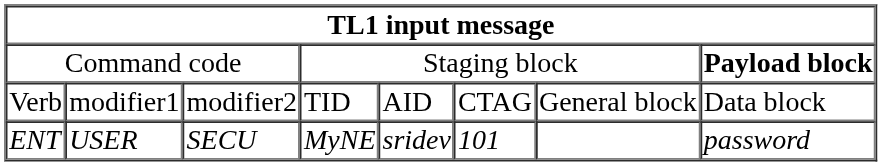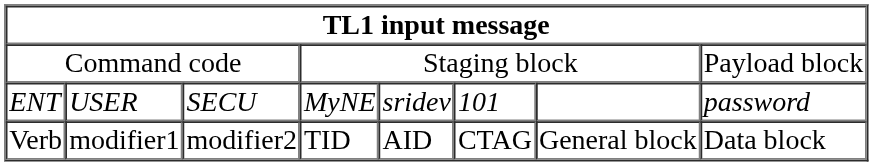(788, 63) bold -> (783, 63) normal
rows swapped: (36, 101) <-> (35, 140)
